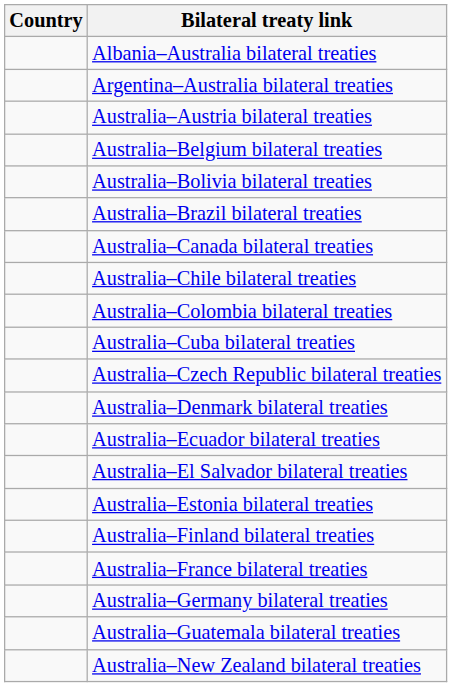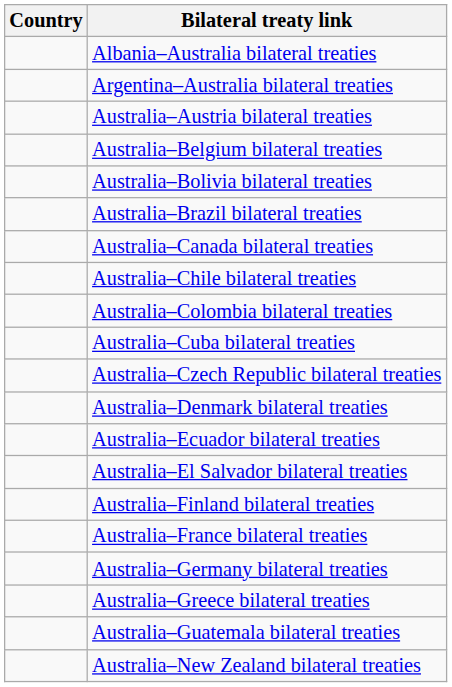- row: (233, 504)
+ row: (231, 600)
